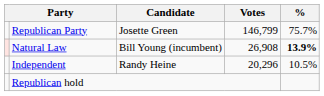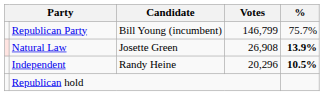(148, 30) Josette Green -> (170, 30) Bill Young (incumbent)
(170, 47) Bill Young (incumbent) -> (148, 47) Josette Green
(303, 64) normal -> (302, 64) bold
